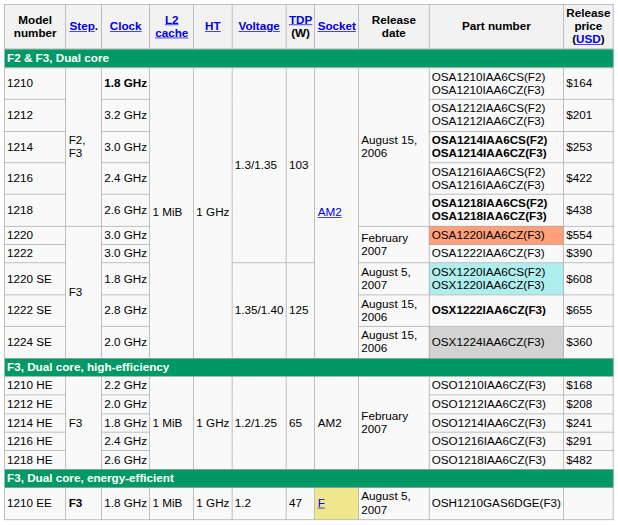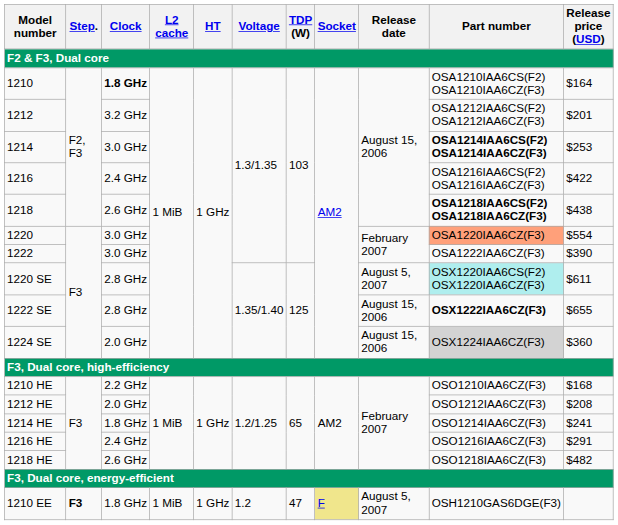(126, 279) 1.8 GHz -> (126, 279) 2.8 GHz
(579, 279) $608 -> (579, 279) $611
